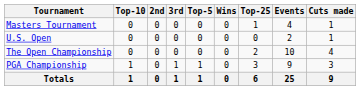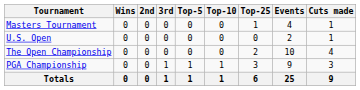columns swapped: (226, 11) <-> (130, 11)
